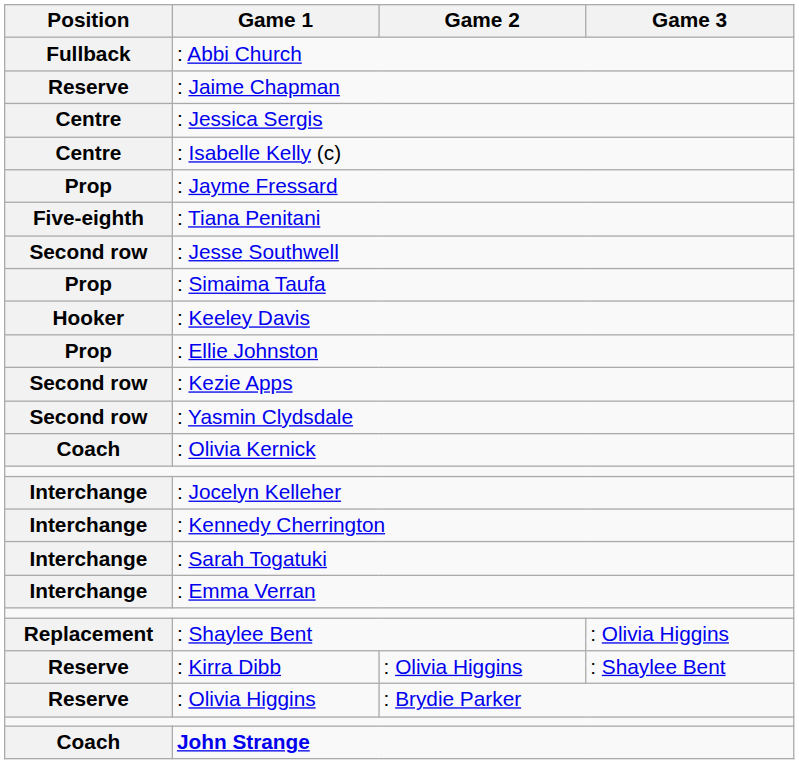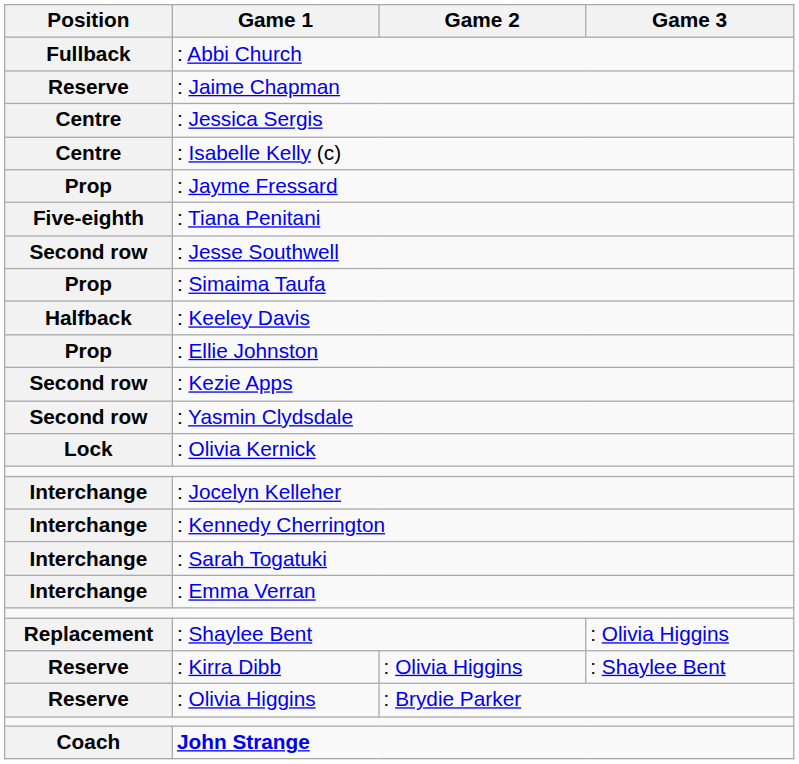(88, 317) Hooker -> (88, 317) Halfback
(88, 449) Coach -> (88, 449) Lock
